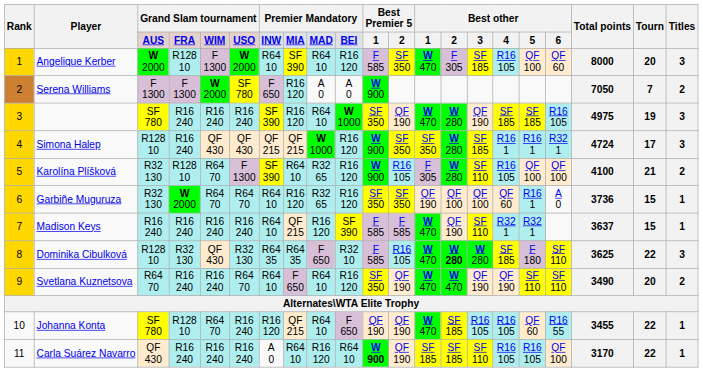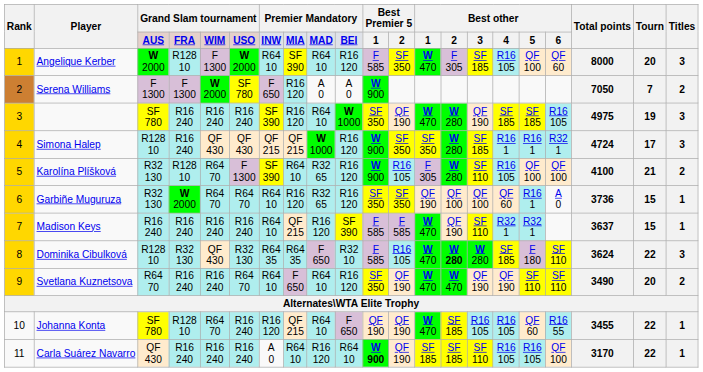(602, 255) 3625 -> (602, 255) 3624
